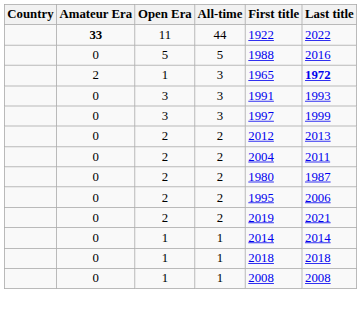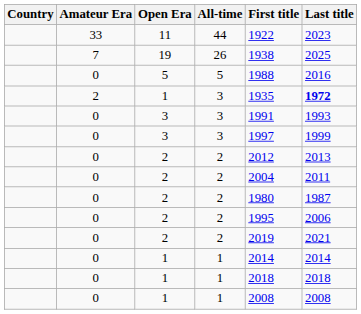(96, 34) bold -> (96, 34) normal
(318, 34) 2022 -> (318, 34) 2023
+ row: (165, 55)
(261, 75) 1965 -> (261, 95) 1935
